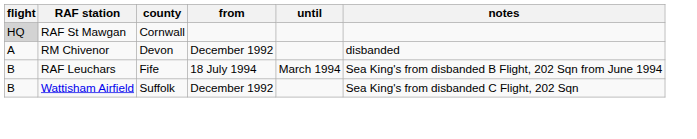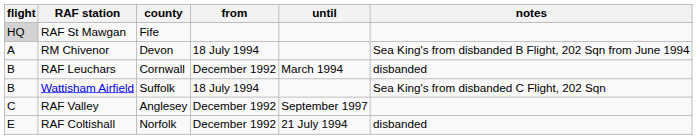(162, 32) Cornwall -> (149, 32) Fife
(232, 50) December 1992 -> (226, 50) 18 July 1994
(373, 50) disbanded -> (531, 50) Sea King's from disbanded B Flight, 202 Sqn from June 1994
(149, 69) Fife -> (162, 69) Cornwall
(223, 69) 18 July 1994 -> (234, 69) December 1992
(504, 69) Sea King's from disbanded B Flight, 202 Sqn from June 1994 -> (400, 69) disbanded
(232, 87) December 1992 -> (226, 87) 18 July 1994
+ row: (70, 106)
+ row: (78, 124)
